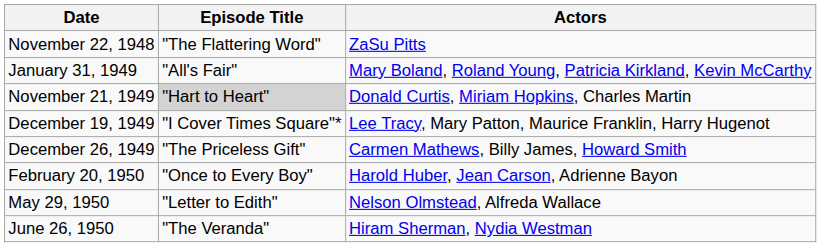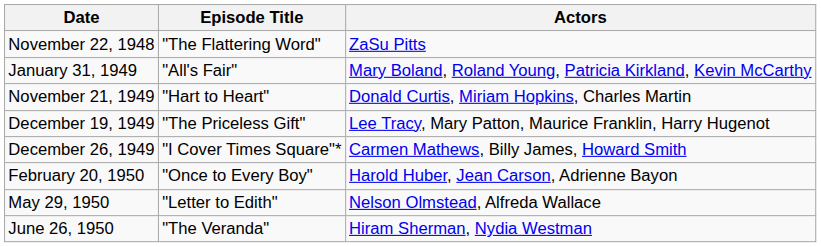(216, 96) lightgrey background -> (216, 96) no background
(252, 123) "I Cover Times Square"* -> (234, 123) "The Priceless Gift"
(234, 149) "The Priceless Gift" -> (252, 149) "I Cover Times Square"*
